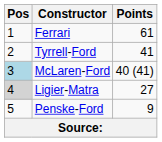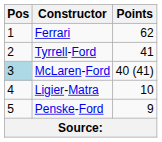(147, 33) 61 -> (147, 33) 62
(11, 90) lightgrey background -> (11, 90) no background
(147, 90) 27 -> (147, 90) 10
